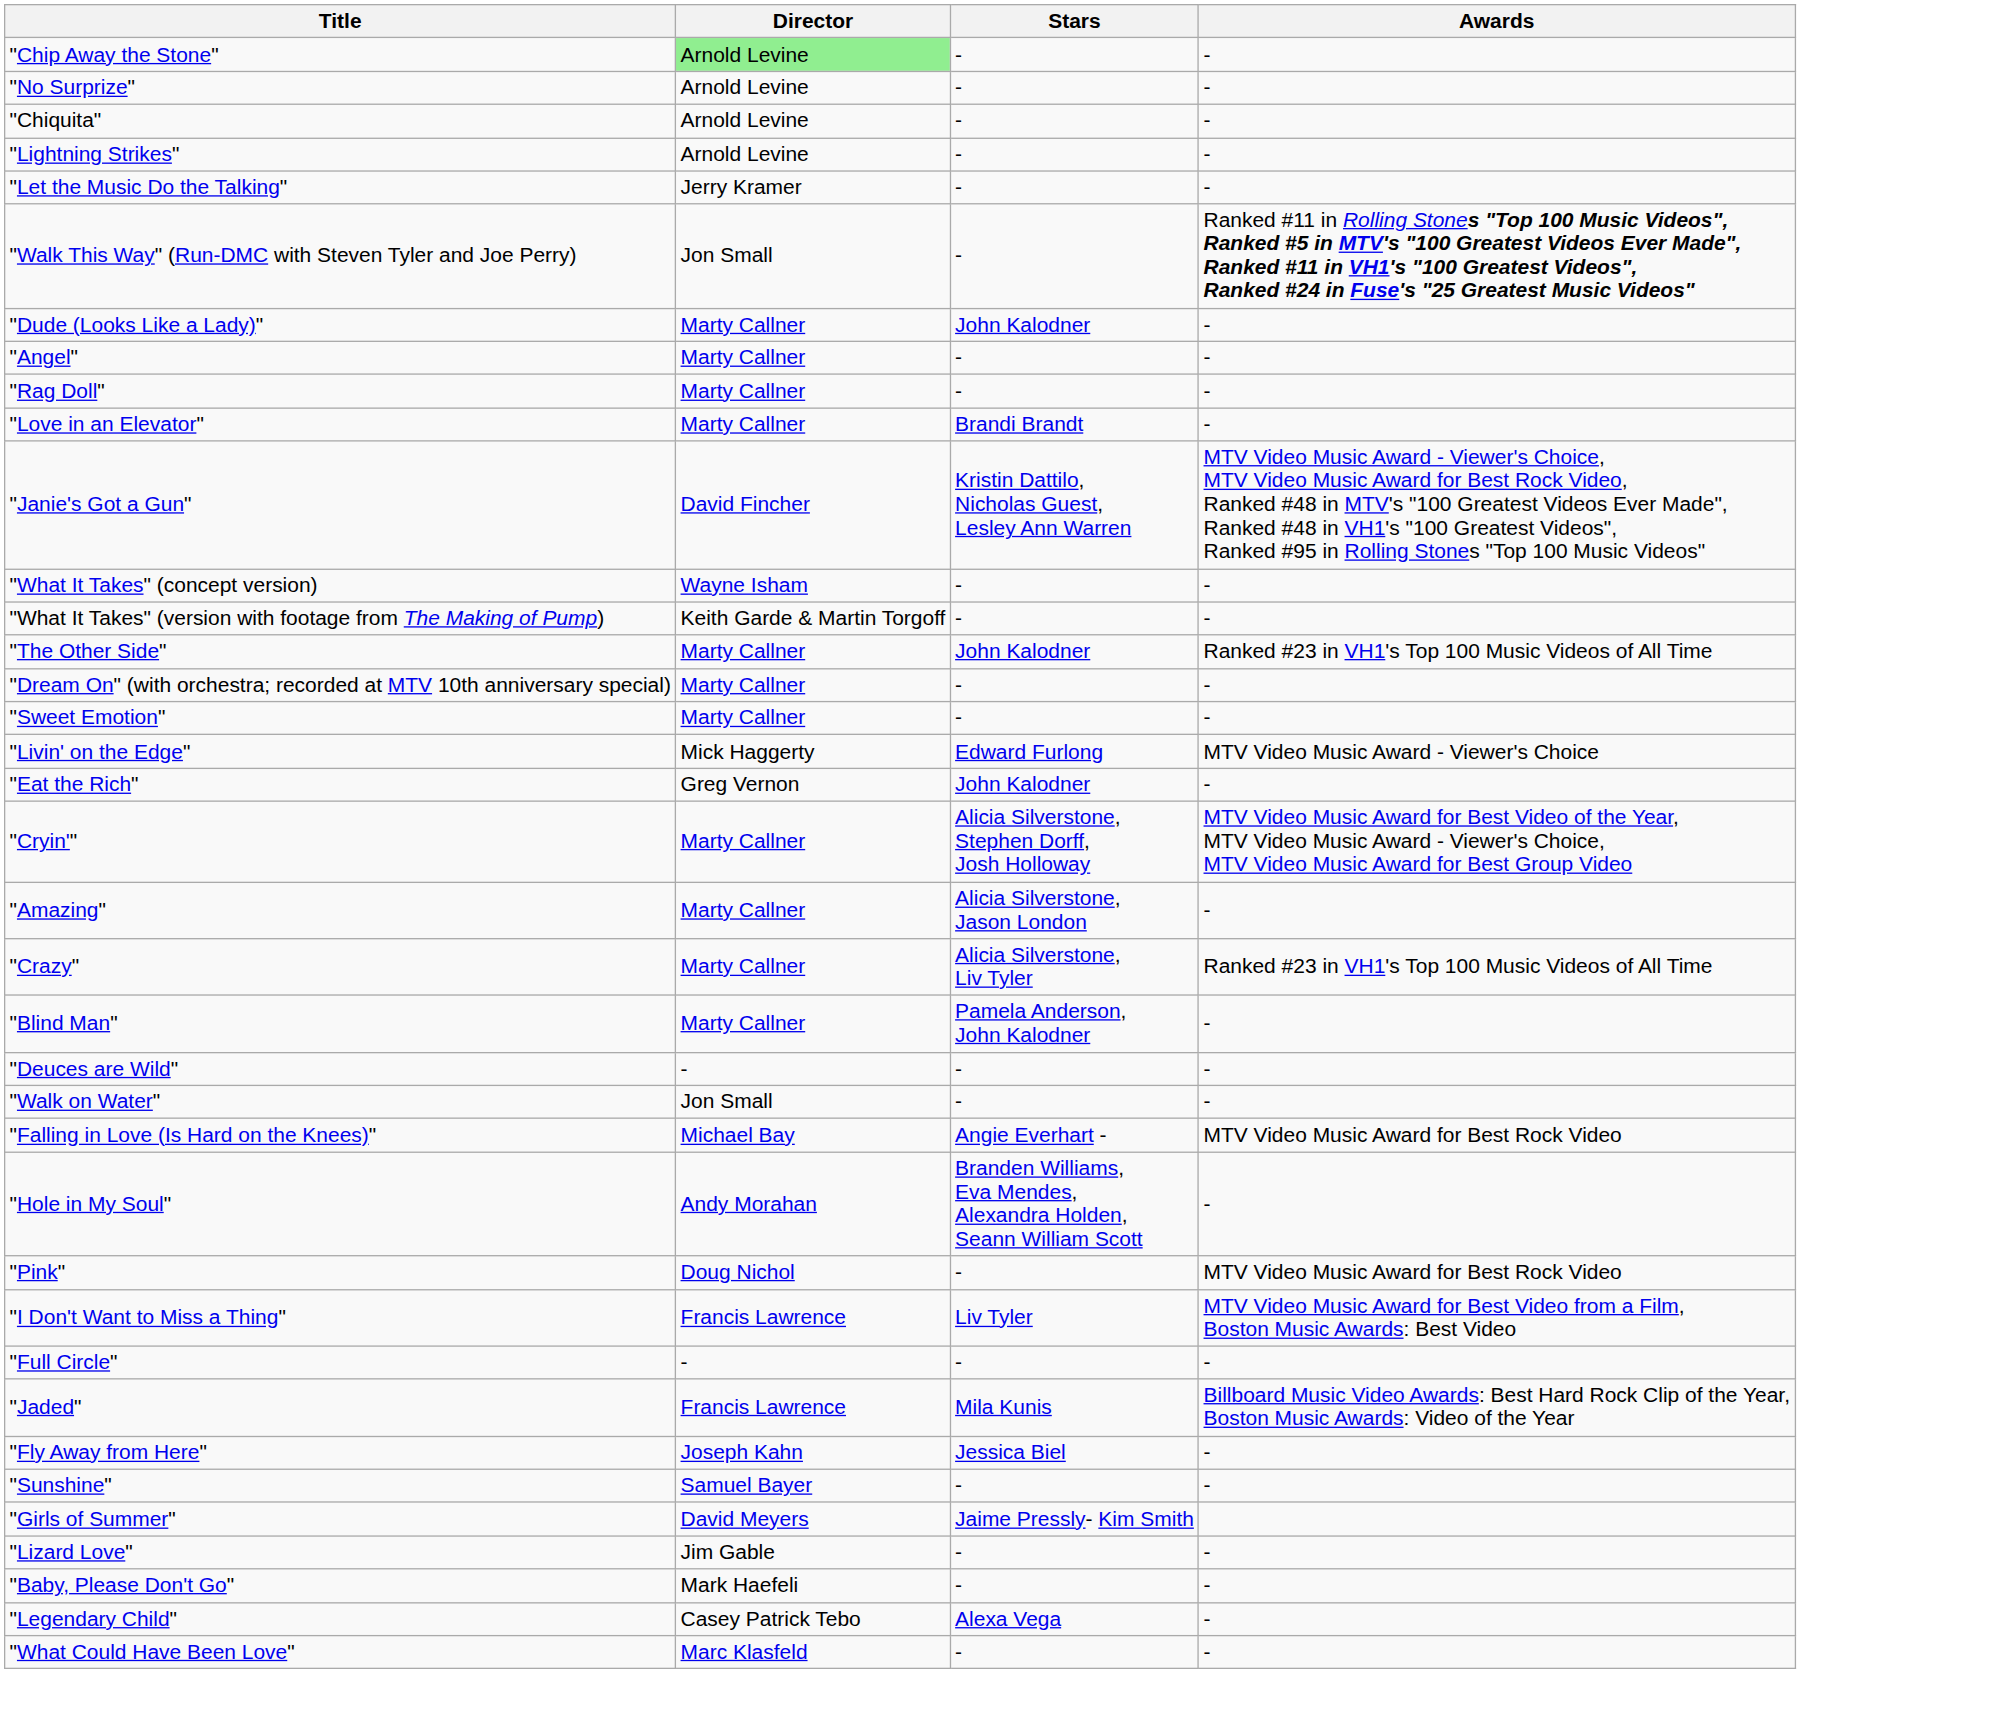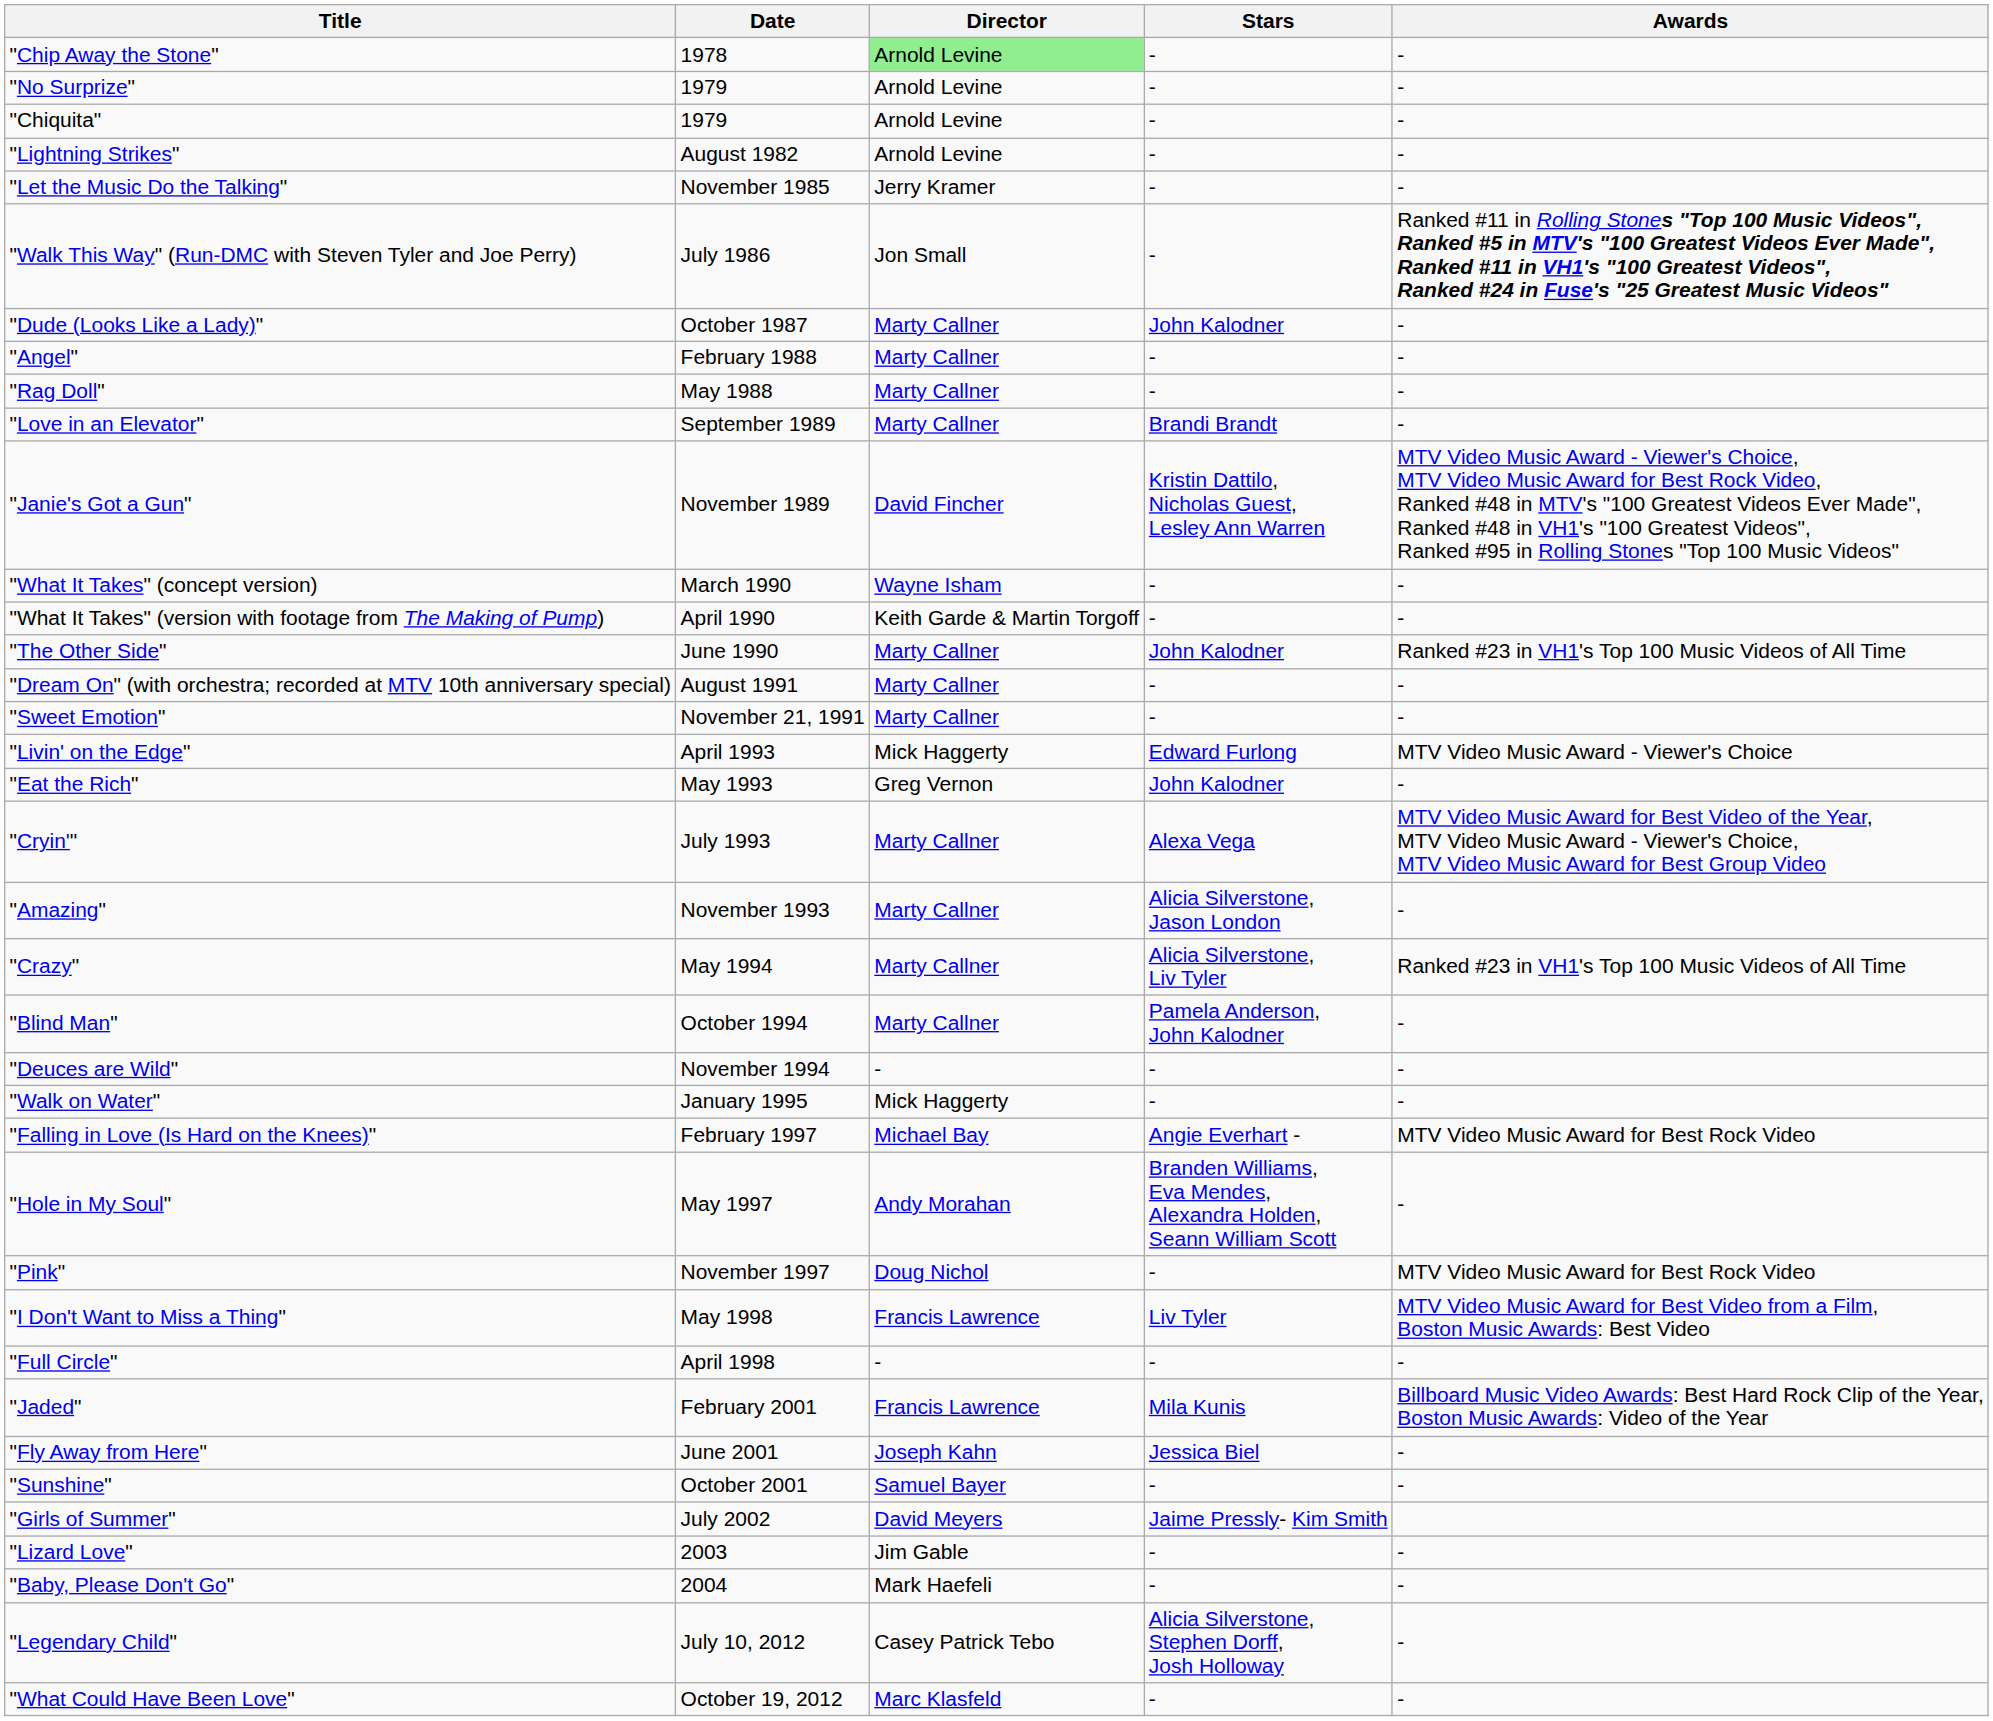+ column: (773, 21)
(1038, 841) Alicia Silverstone, Stephen Dorff, Josh Holloway -> (1202, 841) Alexa Vega
(727, 1101) Jon Small -> (941, 1101) Mick Haggerty
(1008, 1618) Alexa Vega -> (1232, 1642) Alicia Silverstone, Stephen Dorff, Josh Holloway
